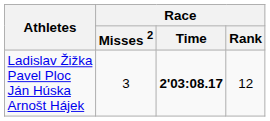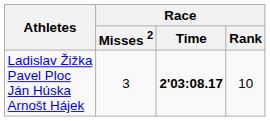(246, 84) 12 -> (246, 84) 10
